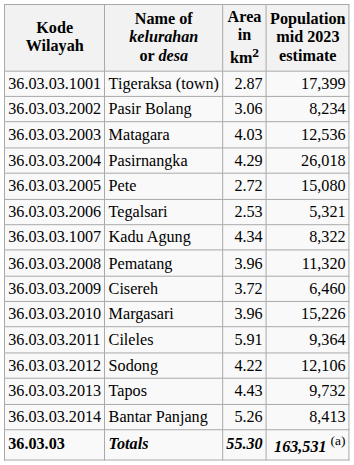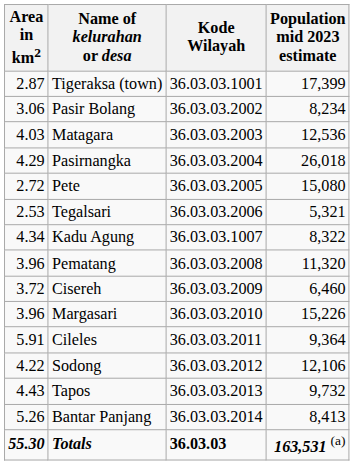columns swapped: (55, 37) <-> (244, 37)
